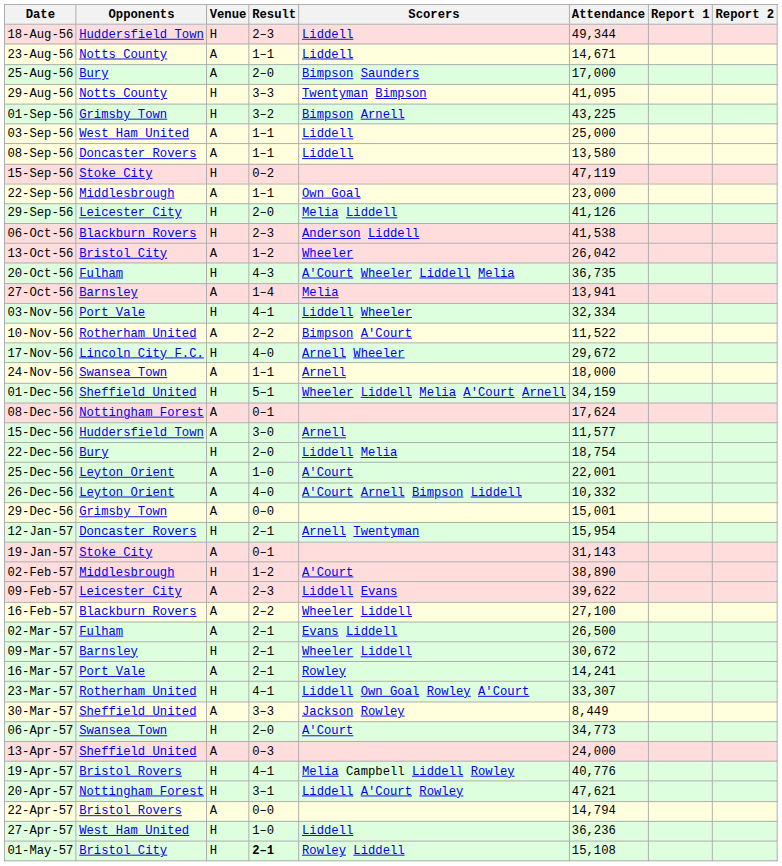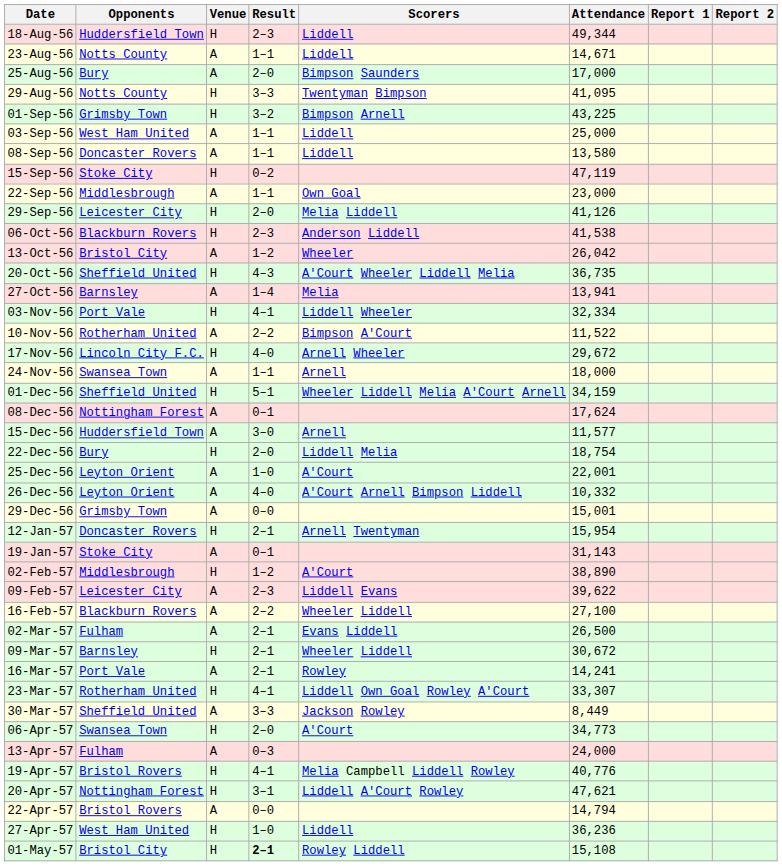(101, 273) Fulham -> (138, 273) Sheffield United
(138, 751) Sheffield United -> (101, 751) Fulham
